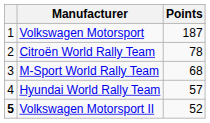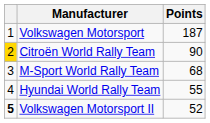(11, 52) no background -> (11, 52) gold background
(196, 52) 78 -> (196, 52) 90
(196, 90) 57 -> (196, 90) 55
